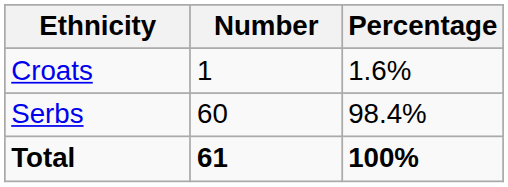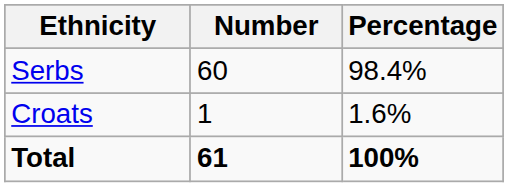rows swapped: (47, 114) <-> (52, 70)
